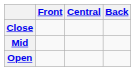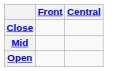- column: (117, 12)
